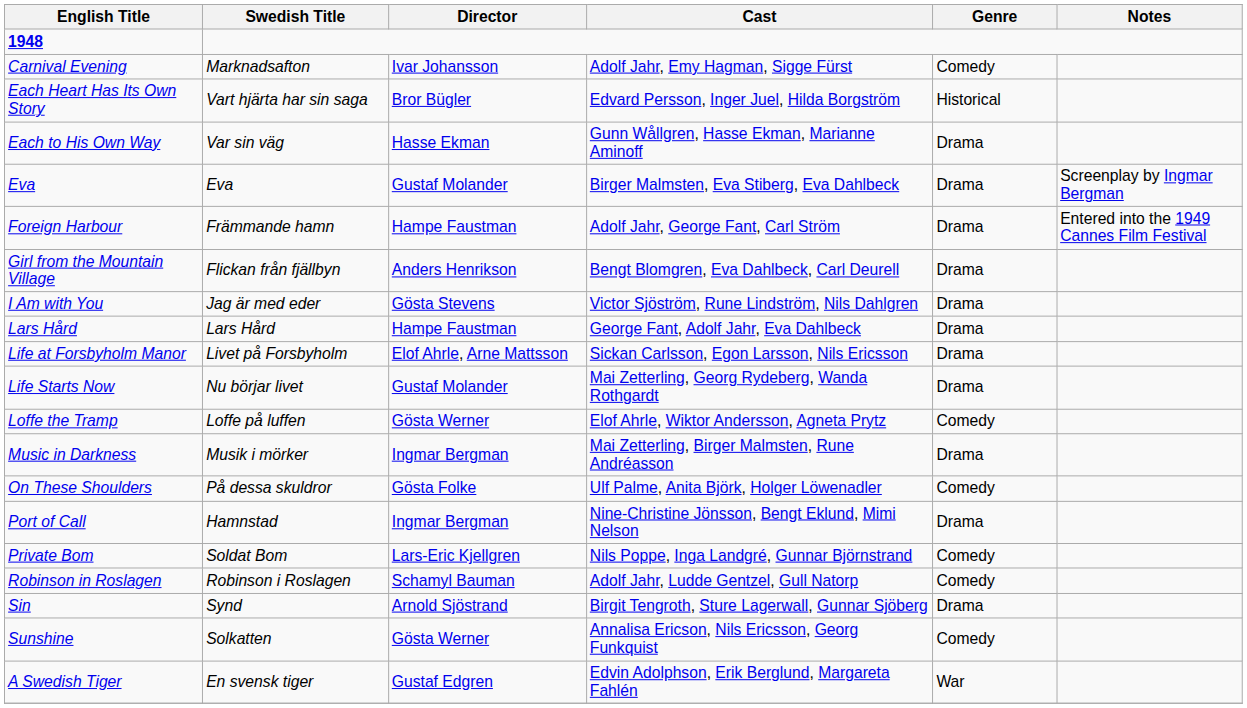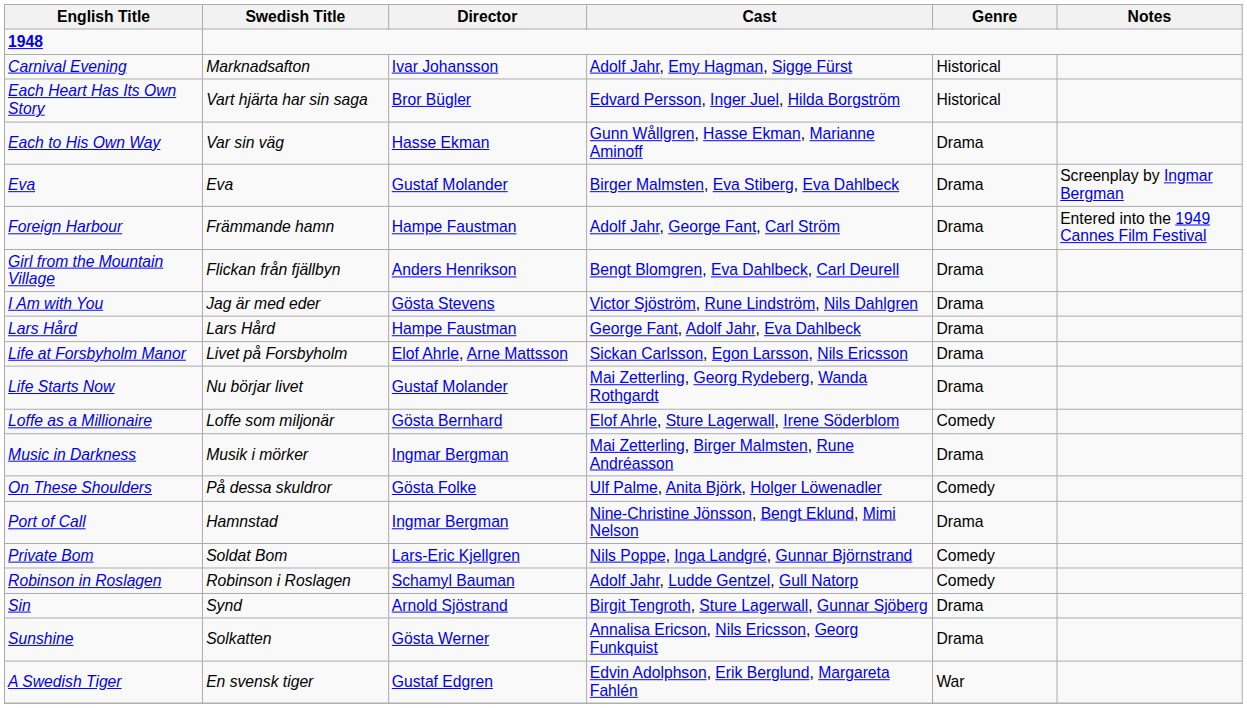(966, 66) Comedy -> (969, 66) Historical
+ row: (80, 421)
- row: (63, 421)
(966, 639) Comedy -> (960, 639) Drama
